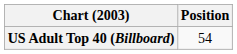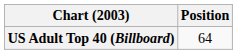(205, 37) 54 -> (205, 37) 64
